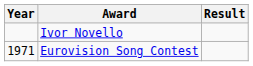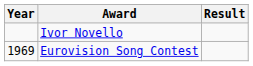(21, 51) 1971 -> (21, 51) 1969
